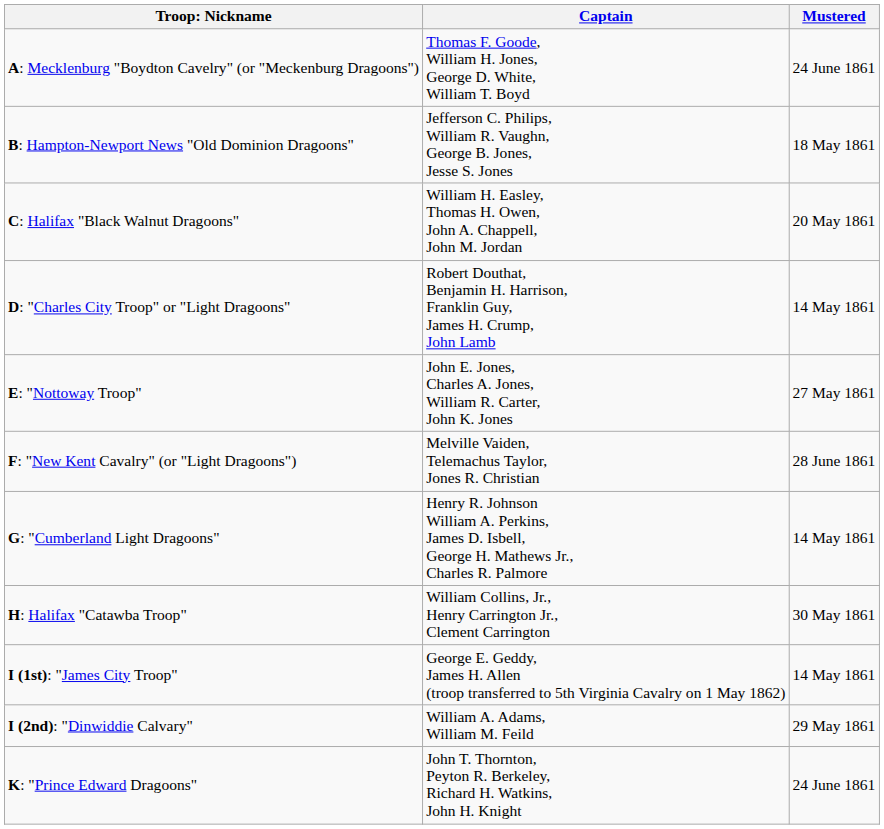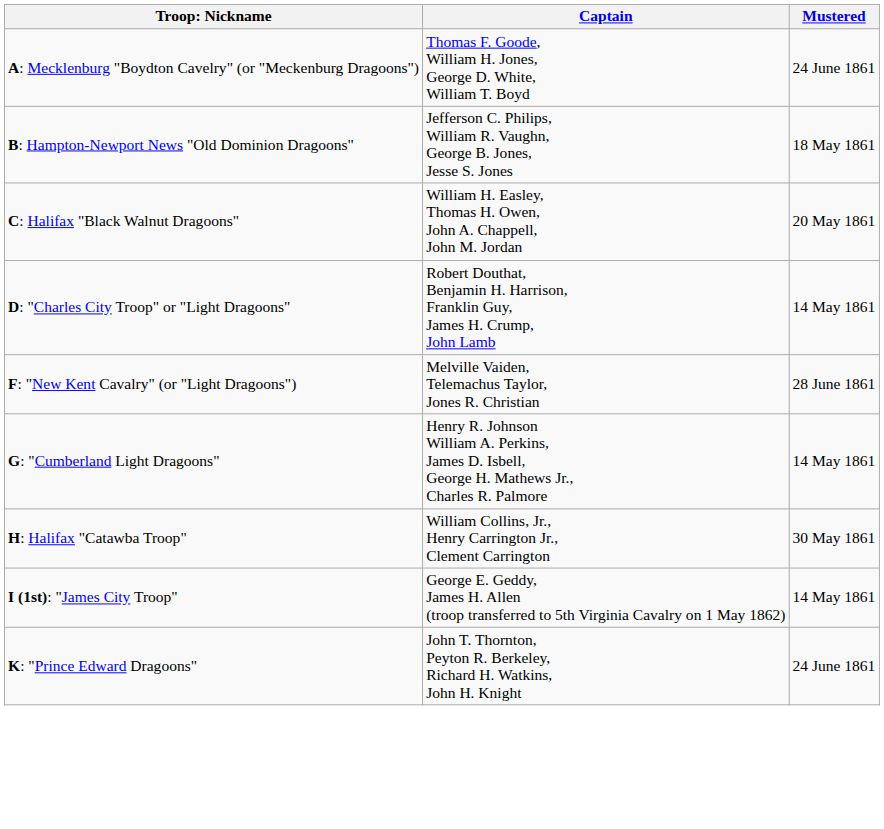- row: (75, 393)
- row: (100, 725)
